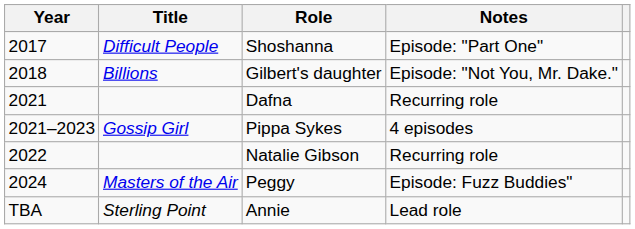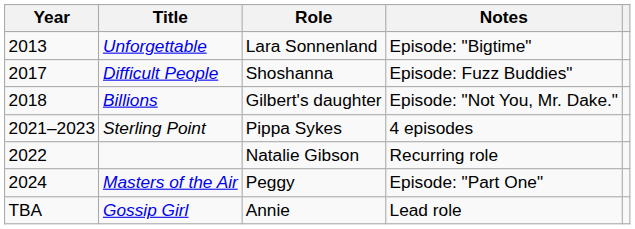+ row: (312, 45)
(466, 45) Episode: "Part One" -> (481, 73) Episode: Fuzz Buddies"
- row: (269, 100)
(146, 127) Gossip Girl -> (154, 127) Sterling Point
(481, 182) Episode: Fuzz Buddies" -> (466, 182) Episode: "Part One"
(154, 210) Sterling Point -> (146, 210) Gossip Girl
